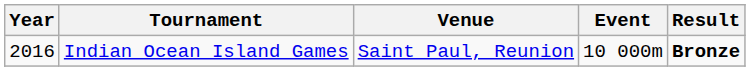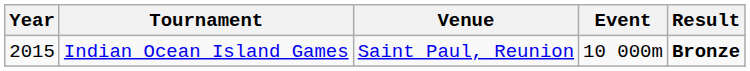(32, 51) 2016 -> (32, 51) 2015
